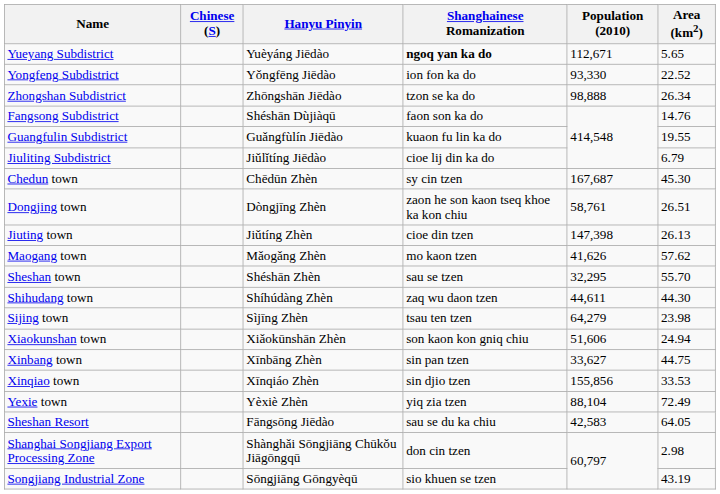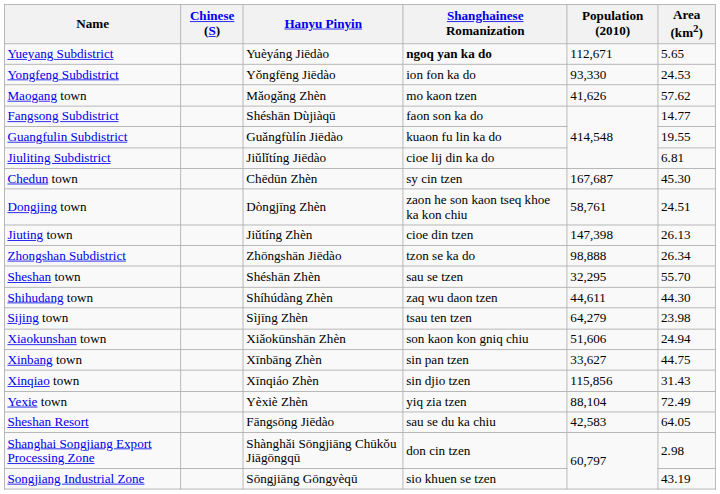(676, 74) 22.52 -> (676, 74) 24.53
rows swapped: (67, 95) <-> (47, 256)
(676, 116) 14.76 -> (676, 116) 14.77
(673, 158) 6.79 -> (673, 158) 6.81
(676, 207) 26.51 -> (676, 207) 24.51
(592, 380) 155,856 -> (591, 380) 115,856
(676, 380) 33.53 -> (676, 380) 31.43
